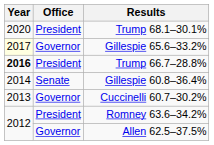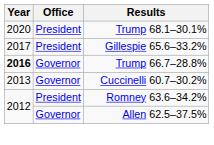(19, 47) lightyellow background -> (19, 47) no background
(58, 47) Governor -> (58, 47) President
(58, 64) President -> (58, 64) Governor
- row: (156, 81)
